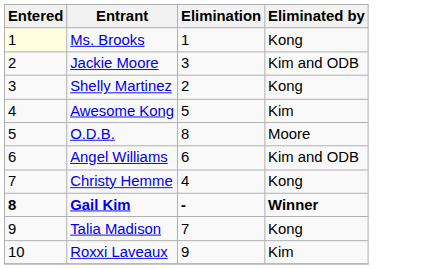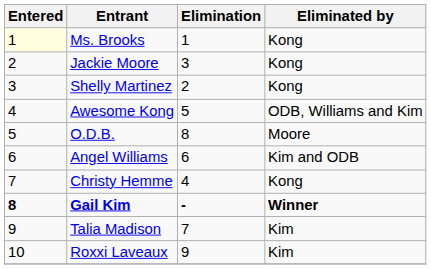(314, 63) Kim and ODB -> (285, 63) Kong
(281, 110) Kim -> (345, 110) ODB, Williams and Kim
(285, 228) Kong -> (281, 228) Kim
